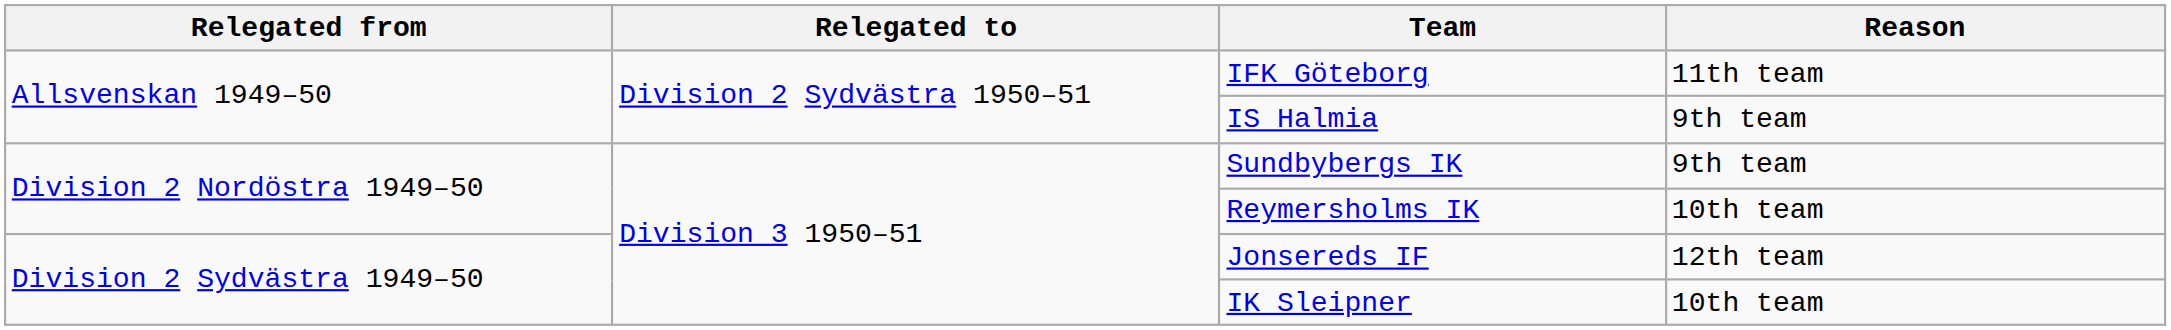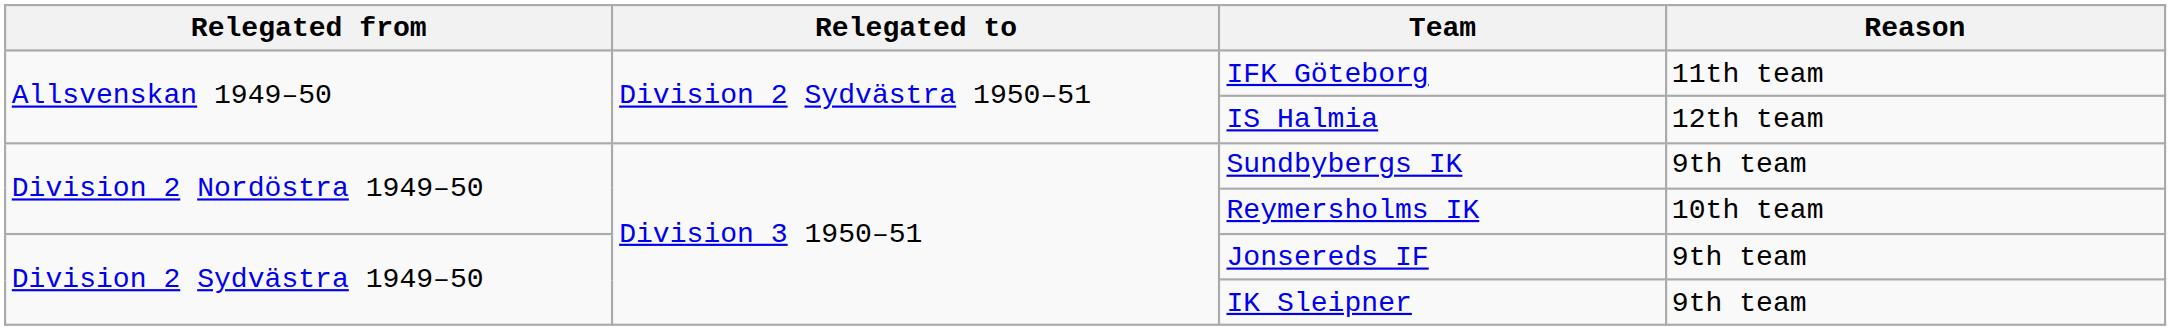(1739, 119) 9th team -> (1748, 119) 12th team
(1748, 257) 12th team -> (1739, 257) 9th team
(1748, 303) 10th team -> (1739, 303) 9th team
